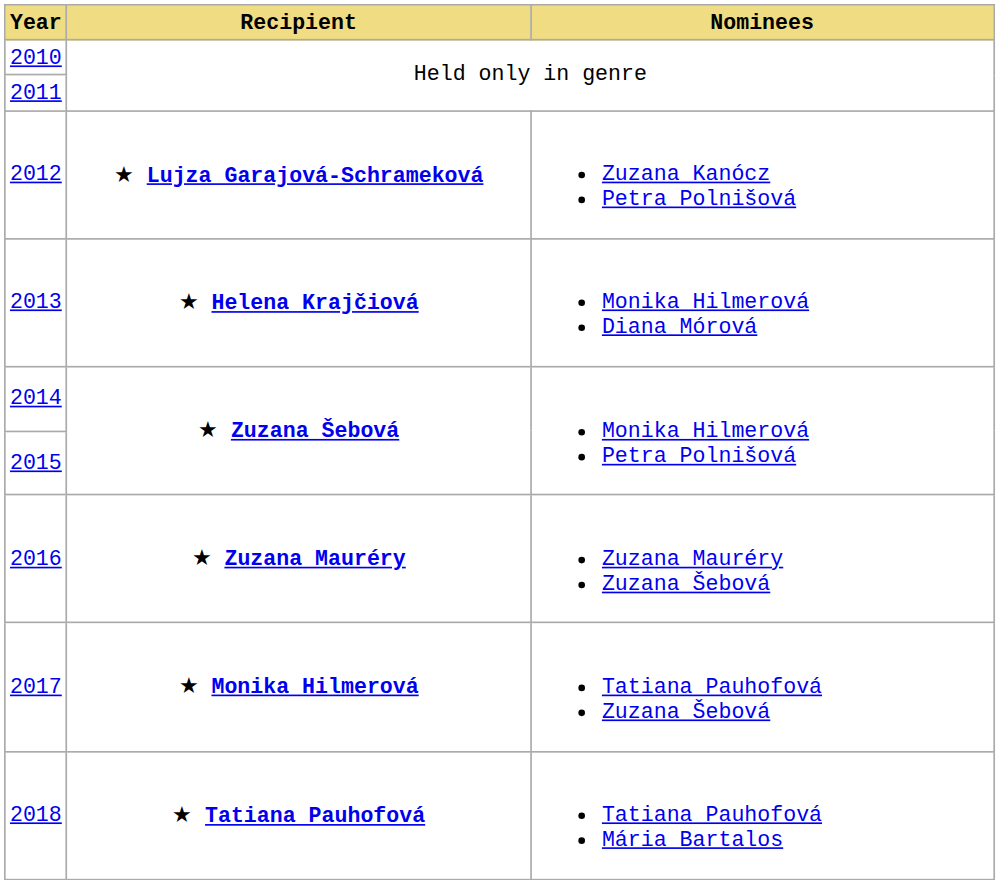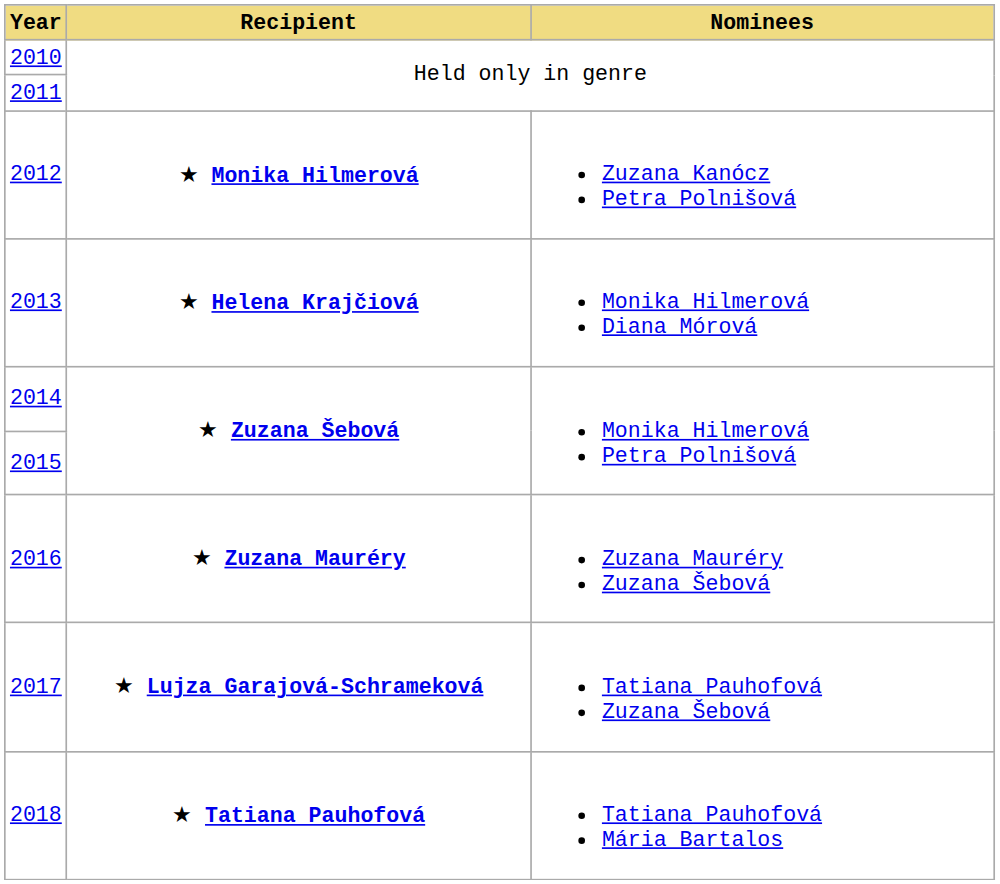(299, 175) ★ Lujza Garajová-Schrameková -> (299, 175) ★ Monika Hilmerová
(299, 688) ★ Monika Hilmerová -> (299, 688) ★ Lujza Garajová-Schrameková
